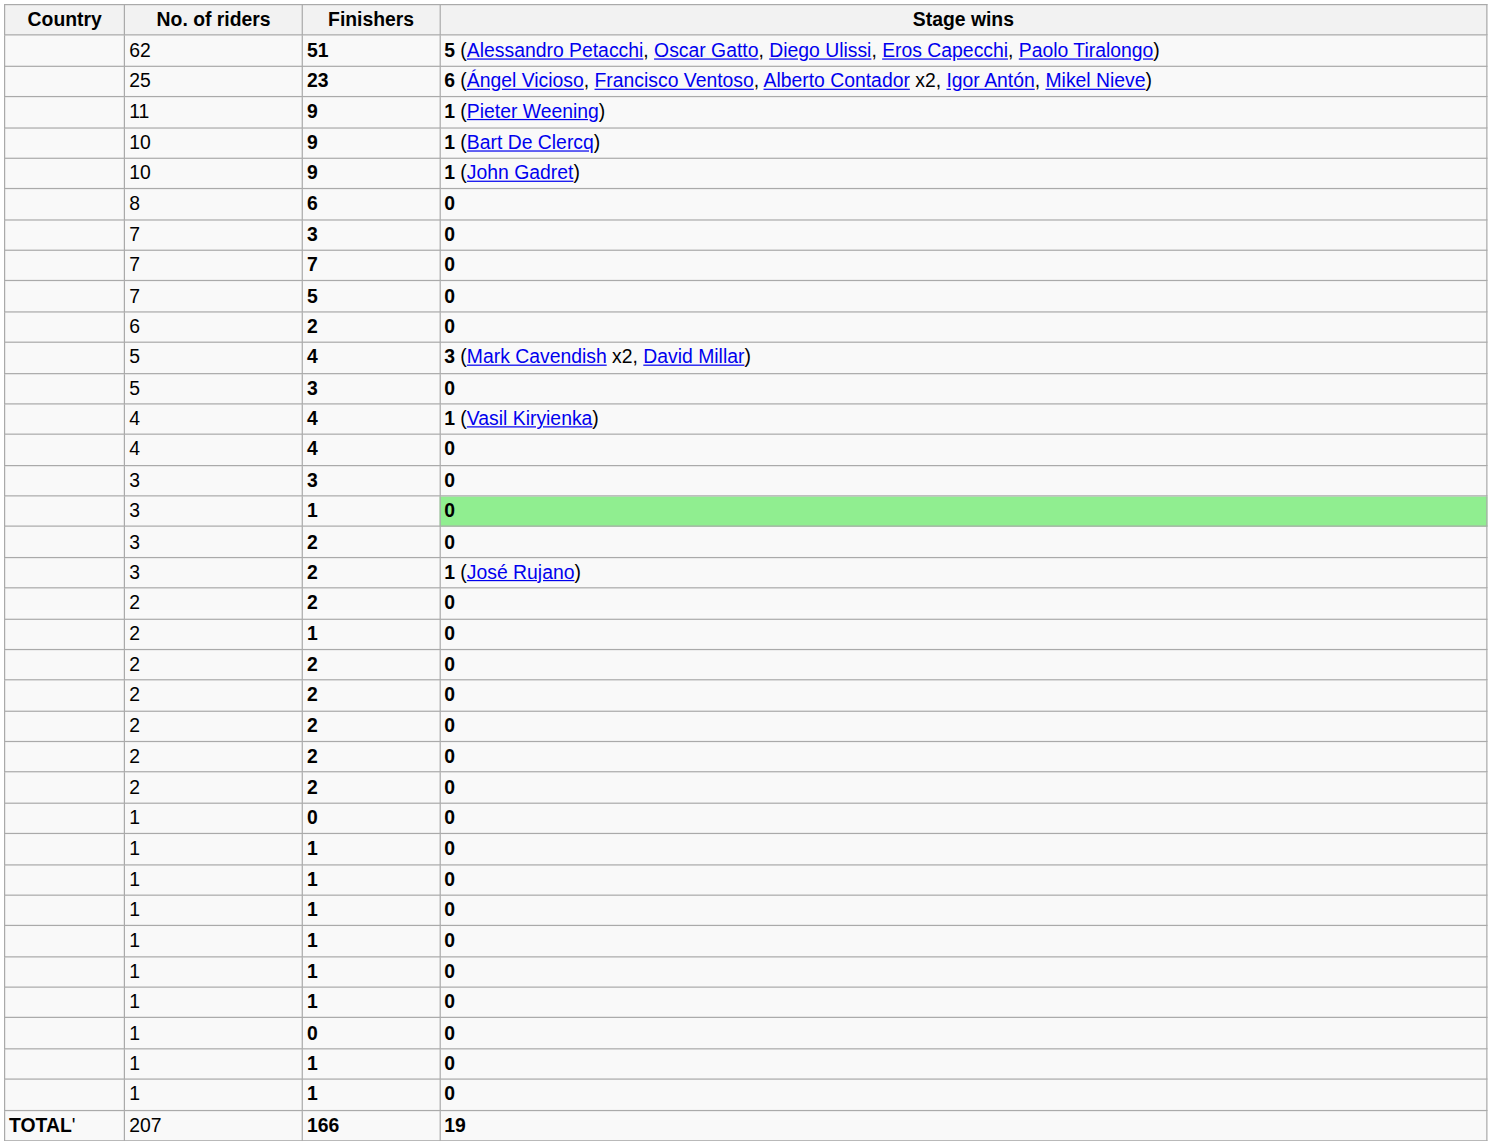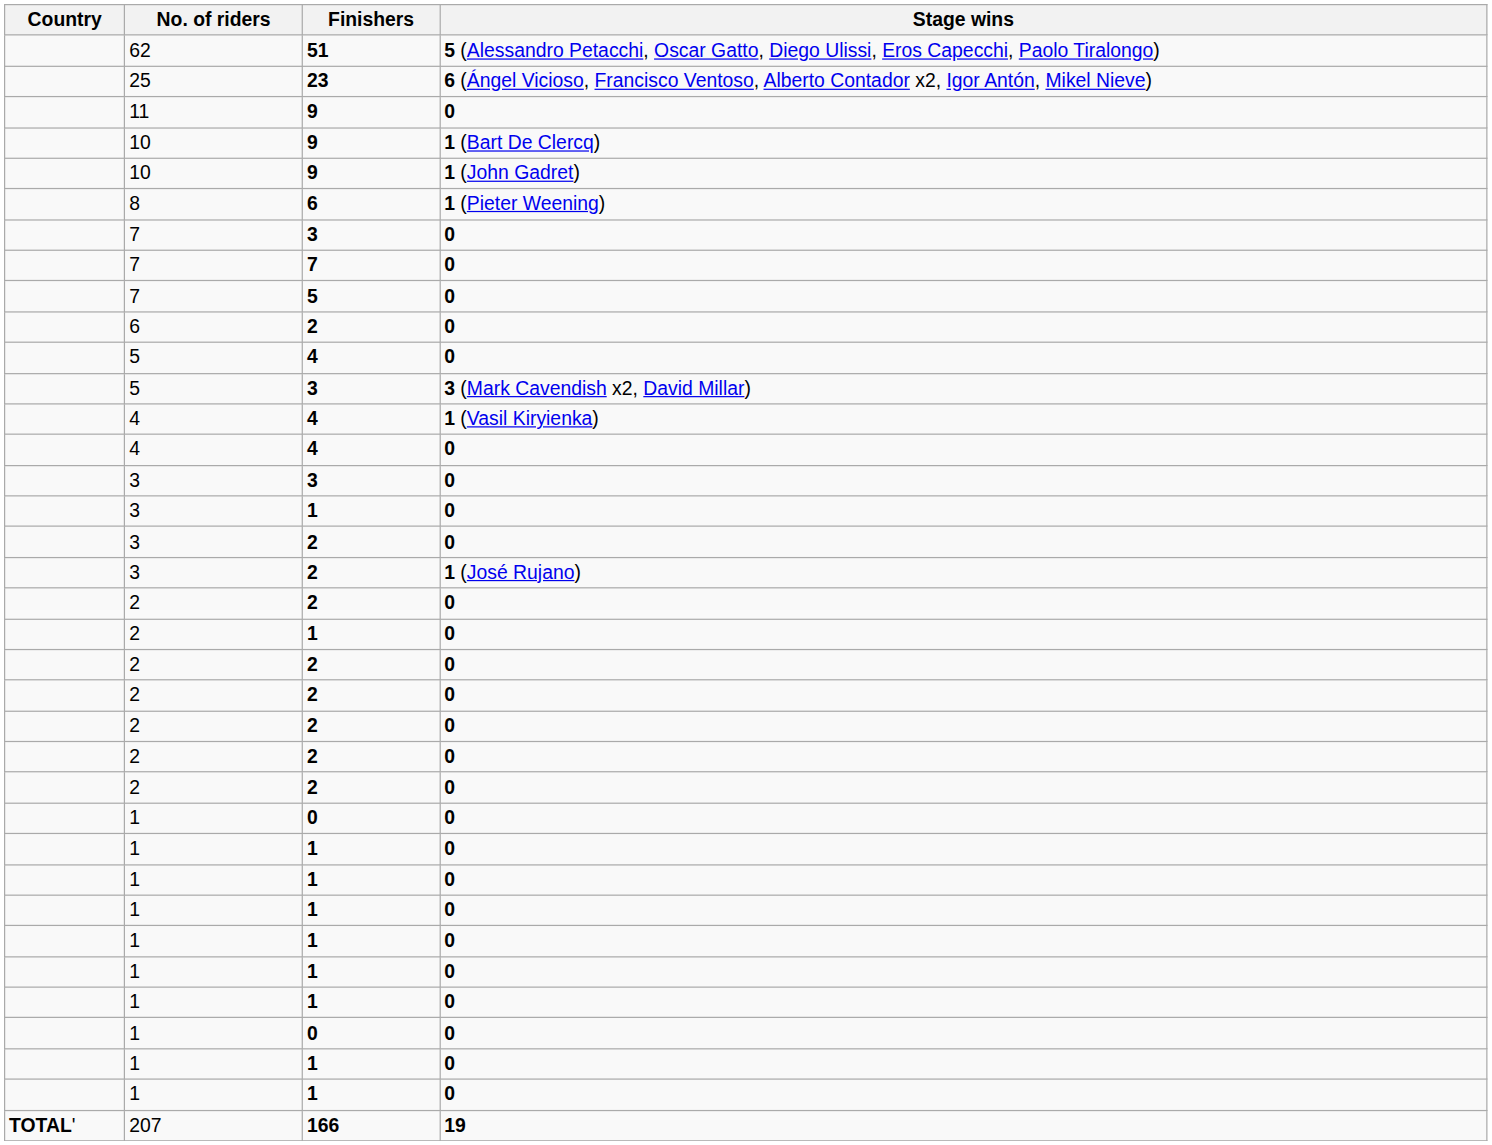(525, 111) 1 (Pieter Weening) -> (450, 111) 0
(450, 204) 0 -> (525, 204) 1 (Pieter Weening)
(598, 357) 3 (Mark Cavendish x2, David Millar) -> (450, 357) 0
(450, 388) 0 -> (598, 388) 3 (Mark Cavendish x2, David Millar)
(450, 511) lightgreen background -> (450, 511) no background
